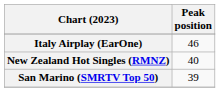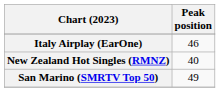(193, 78) 39 -> (193, 78) 49
